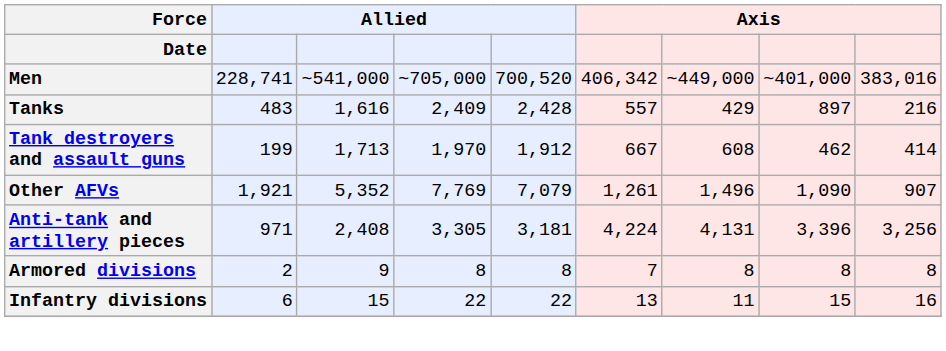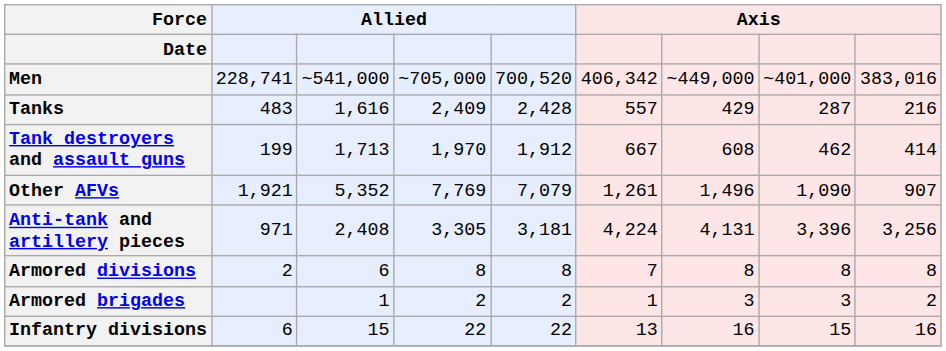(835, 109) 897 -> (835, 109) 287
(384, 271) 9 -> (384, 271) 6
+ row: (97, 301)
(743, 301) 11 -> (743, 331) 16
